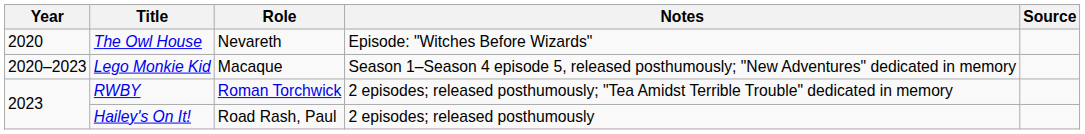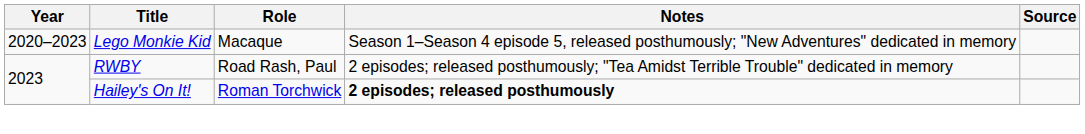- row: (148, 41)
(280, 91) Roman Torchwick -> (277, 66) Road Rash, Paul
(277, 116) Road Rash, Paul -> (280, 91) Roman Torchwick
(471, 116) normal -> (481, 91) bold
